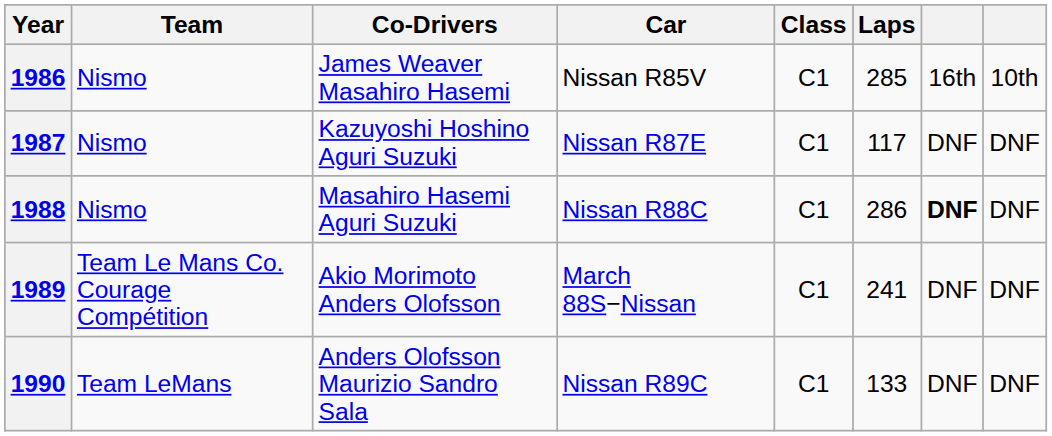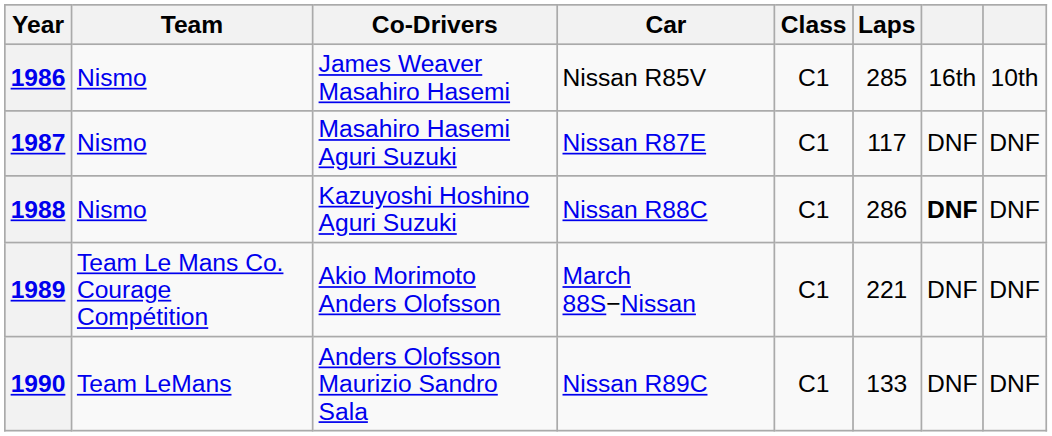(424, 144) Kazuyoshi Hoshino Aguri Suzuki -> (414, 144) Masahiro Hasemi Aguri Suzuki
(414, 210) Masahiro Hasemi Aguri Suzuki -> (424, 210) Kazuyoshi Hoshino Aguri Suzuki
(887, 290) 241 -> (887, 290) 221
